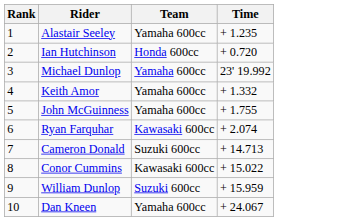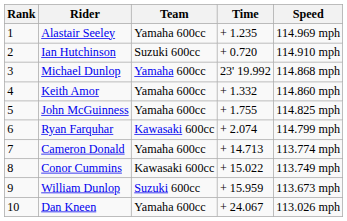+ column: (308, 14)
(167, 52) Honda 600cc -> (167, 52) Suzuki 600cc
(167, 149) Suzuki 600cc -> (170, 149) Yamaha 600cc
